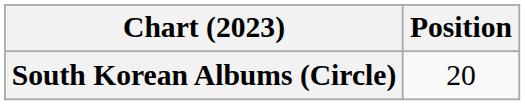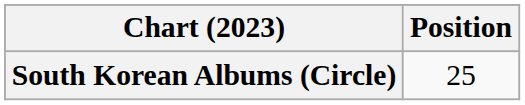(461, 74) 20 -> (461, 74) 25
